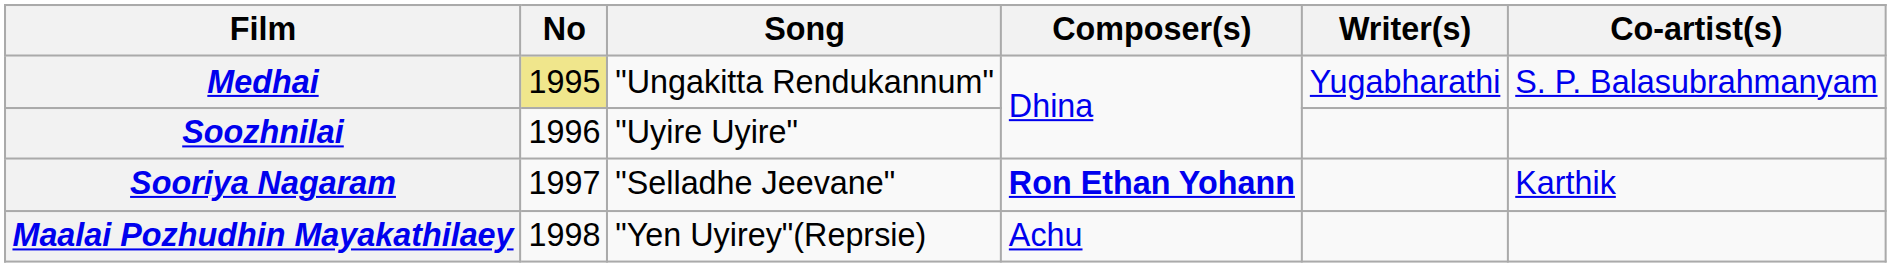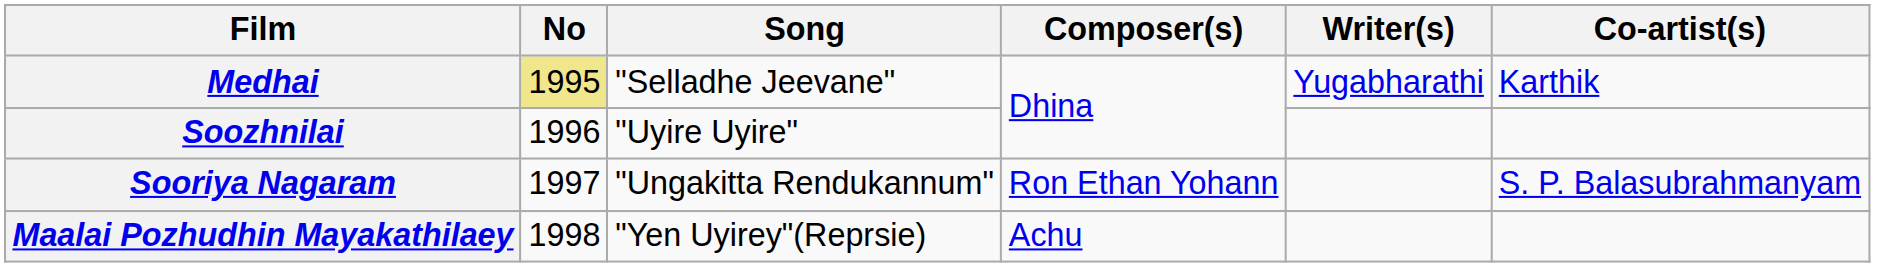(805, 81) "Ungakitta Rendukannum" -> (755, 81) "Selladhe Jeevane"
(1696, 81) S. P. Balasubrahmanyam -> (1549, 81) Karthik
(755, 183) "Selladhe Jeevane" -> (805, 183) "Ungakitta Rendukannum"
(1152, 183) bold -> (1144, 183) normal
(1566, 183) Karthik -> (1680, 183) S. P. Balasubrahmanyam
